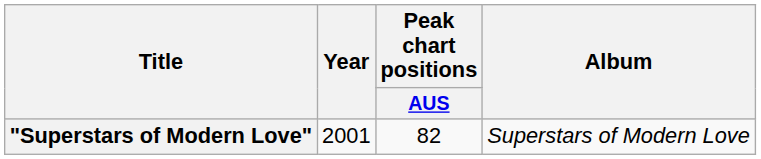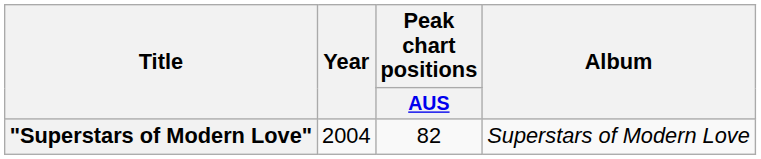(346, 136) 2001 -> (346, 136) 2004
